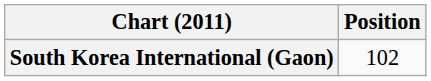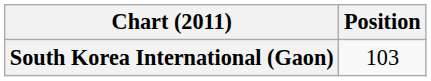(382, 57) 102 -> (382, 57) 103
